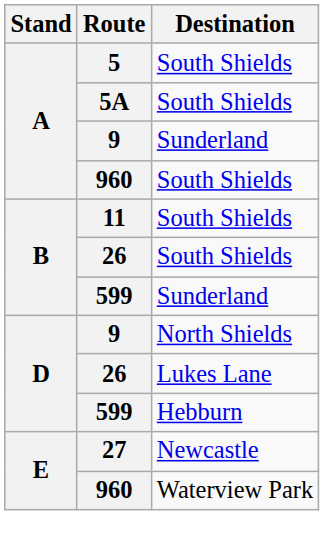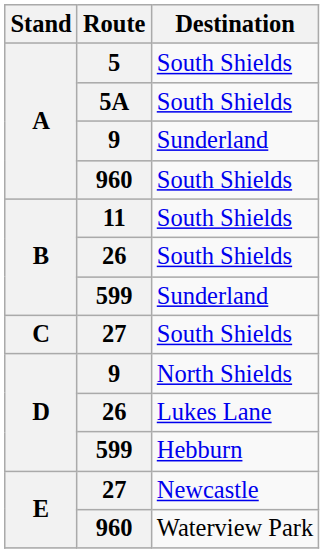+ row: (114, 334)
